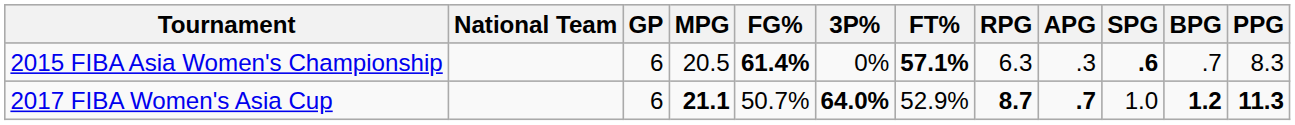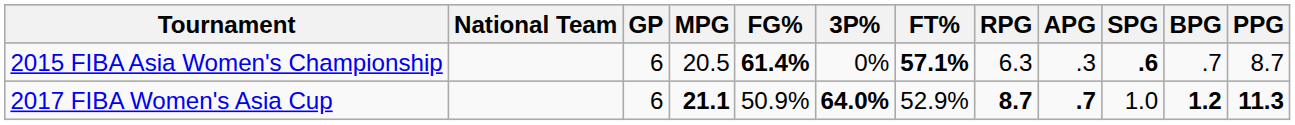(1267, 62) 8.3 -> (1267, 62) 8.7
(775, 101) 50.7% -> (775, 101) 50.9%
